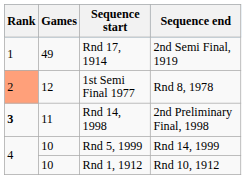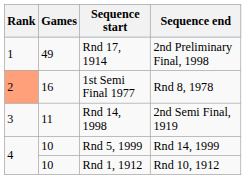(192, 53) 2nd Semi Final, 1919 -> (193, 53) 2nd Preliminary Final, 1998
(47, 86) 12 -> (47, 86) 16
(10, 119) bold -> (10, 119) normal
(193, 119) 2nd Preliminary Final, 1998 -> (192, 119) 2nd Semi Final, 1919
